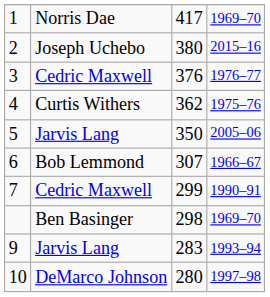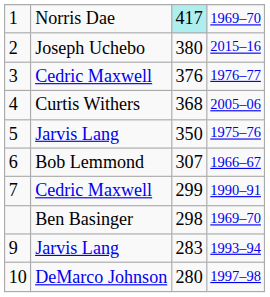(189, 18) no background -> (189, 18) paleturquoise background
(189, 104) 362 -> (189, 104) 368
(236, 104) 1975–76 -> (236, 104) 2005–06
(236, 133) 2005–06 -> (236, 133) 1975–76
